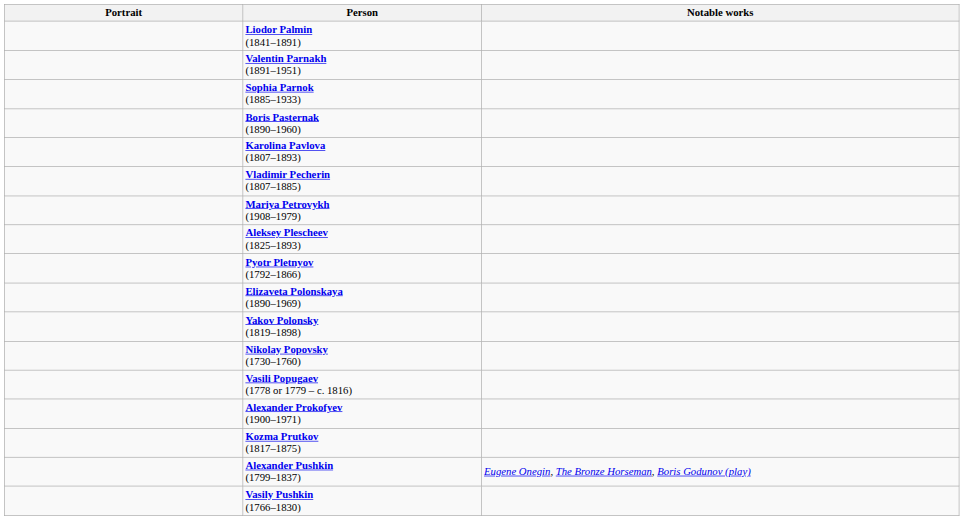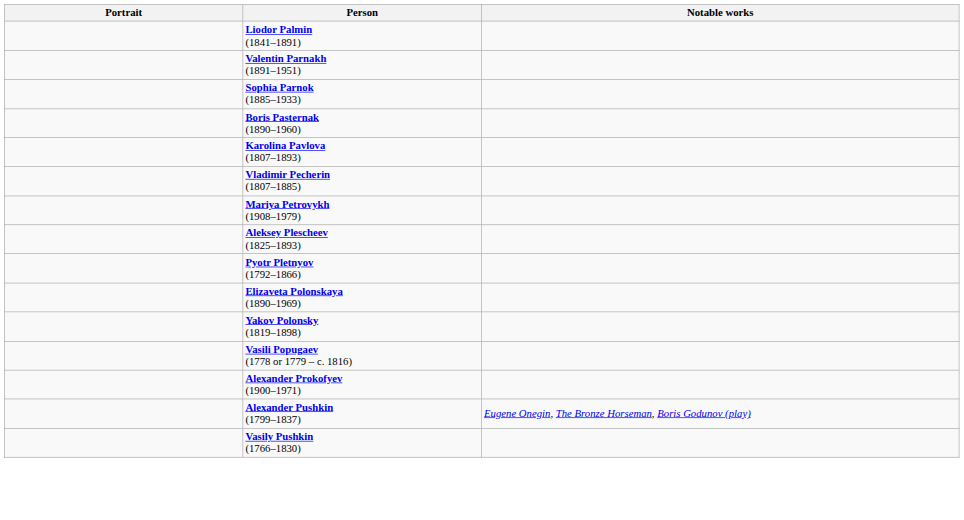- row: (287, 355)
- row: (282, 442)
